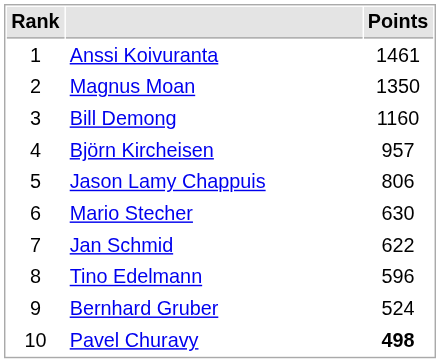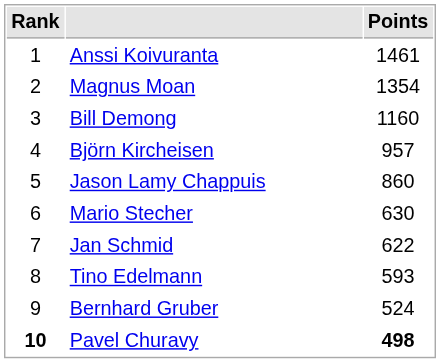(398, 87) 1350 -> (398, 87) 1354
(398, 182) 806 -> (398, 182) 860
(398, 277) 596 -> (398, 277) 593
(35, 340) normal -> (35, 340) bold
